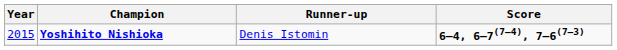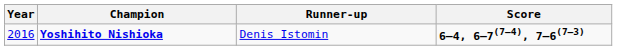(21, 34) 2015 -> (21, 34) 2016
